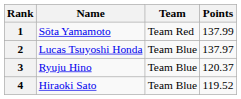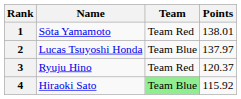(218, 31) 137.99 -> (218, 31) 138.01
(172, 67) Team Blue -> (171, 67) Team Red
(172, 85) no background -> (172, 85) lightgreen background
(218, 85) 119.52 -> (218, 85) 115.92
